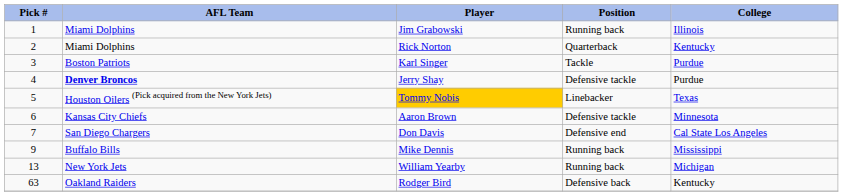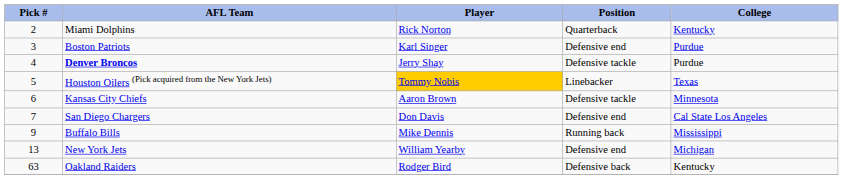- row: (431, 29)
(579, 63) Tackle -> (596, 46) Defensive end
(595, 166) Running back -> (596, 149) Defensive end
